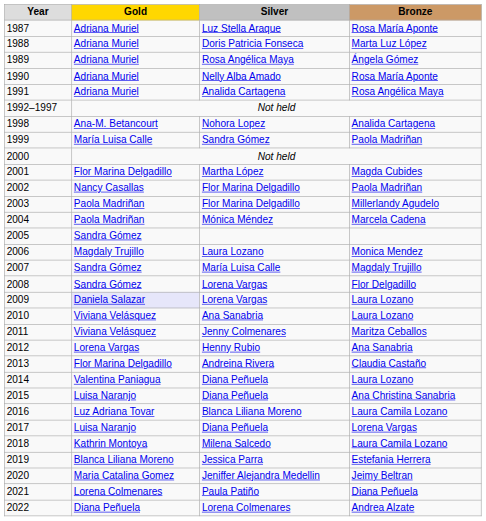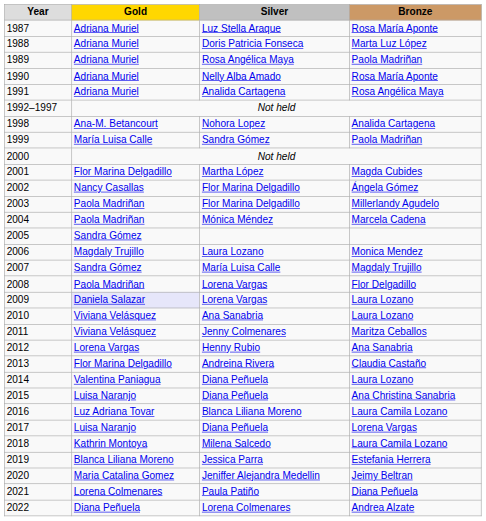(385, 60) Ángela Gómez -> (387, 60) Paola Madriñan
(387, 188) Paola Madriñan -> (385, 188) Ángela Gómez
(108, 284) Sandra Gómez -> (109, 284) Paola Madriñan
